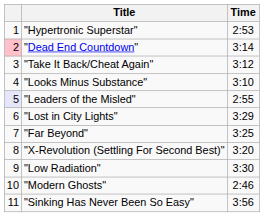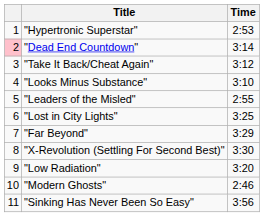(16, 99) lavender background -> (16, 99) no background
(243, 116) 3:29 -> (243, 116) 3:25
(243, 133) 3:25 -> (243, 133) 3:29
(243, 151) 3:20 -> (243, 151) 3:30
(243, 168) 3:30 -> (243, 168) 3:20
